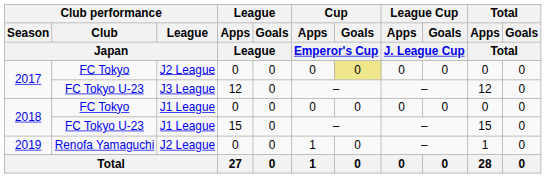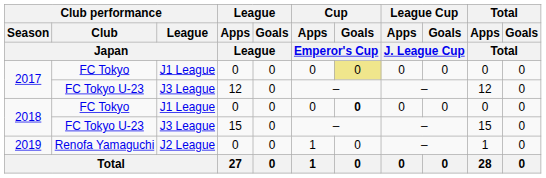(187, 70) J2 League -> (187, 70) J1 League
(358, 107) normal -> (358, 107) bold
(187, 126) J1 League -> (187, 126) J3 League
